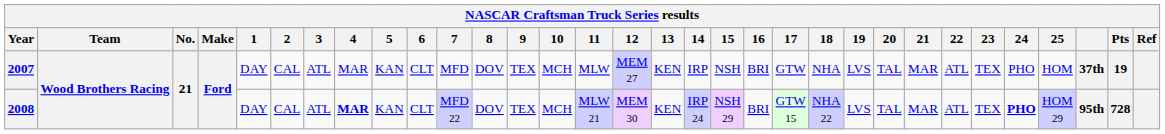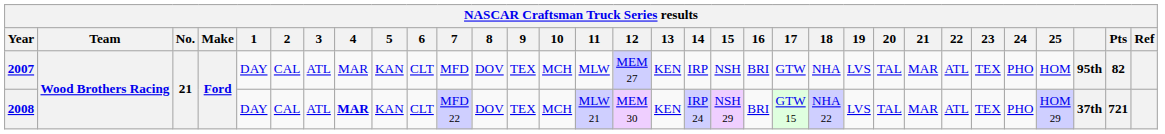(1092, 69) 37th -> (1090, 69) 95th
(1120, 69) 19 -> (1118, 69) 82
(1021, 109) bold -> (1020, 109) normal
(1092, 109) 95th -> (1090, 109) 37th
(1120, 109) 728 -> (1118, 109) 721
